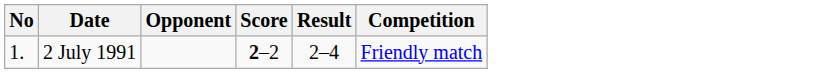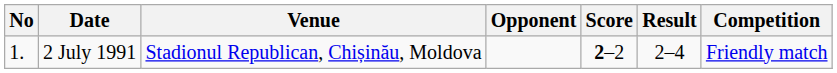+ column: (314, 20)
